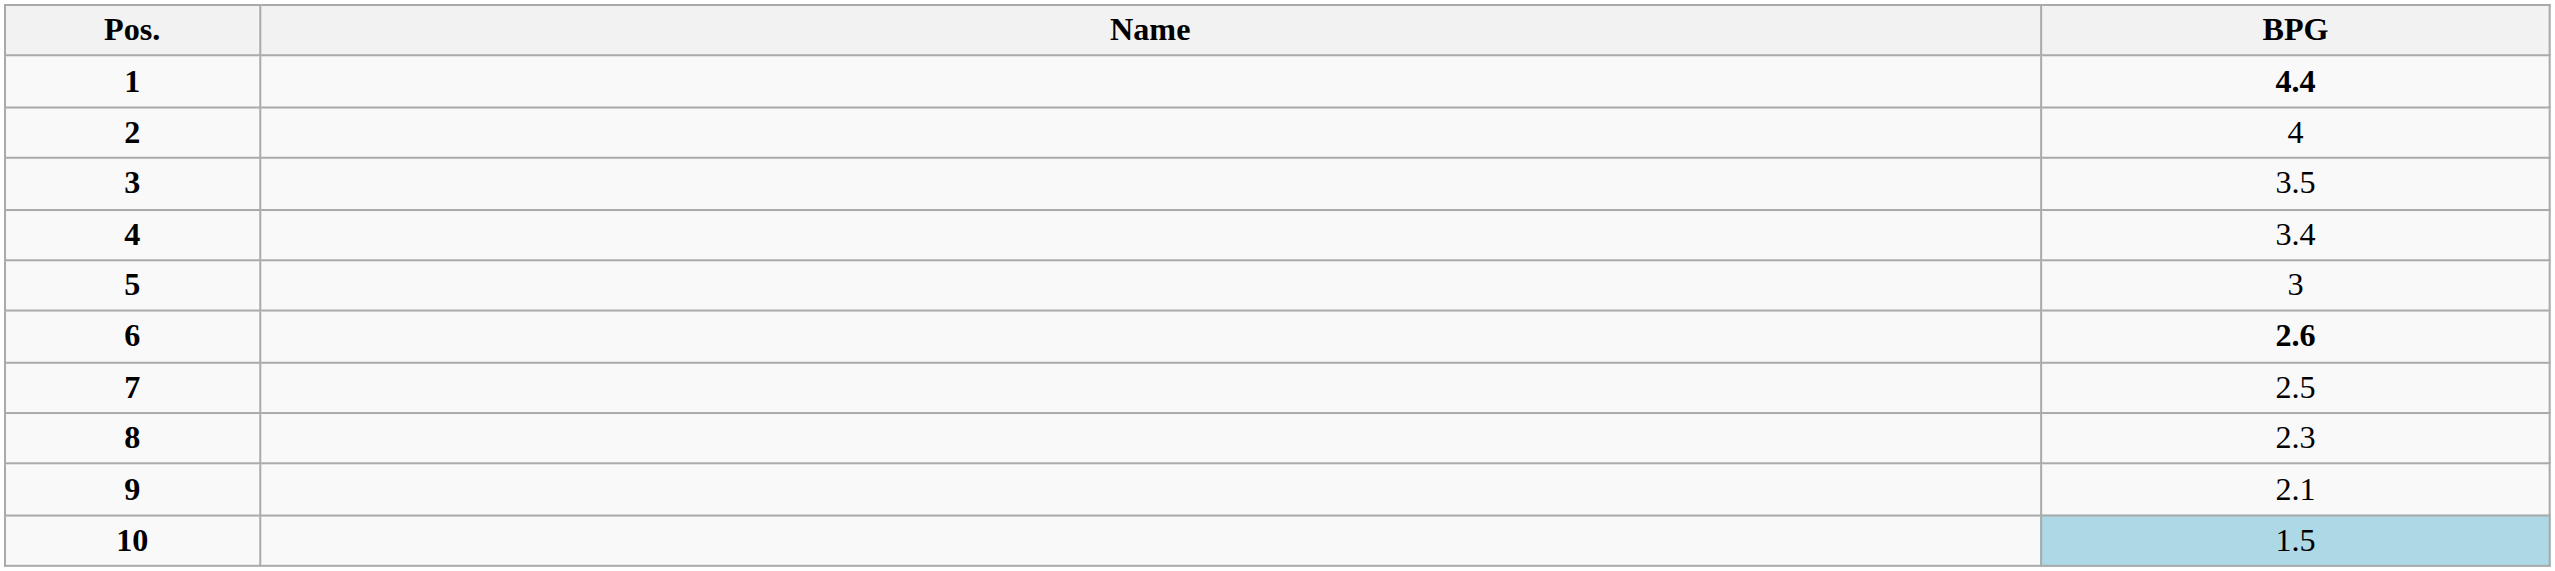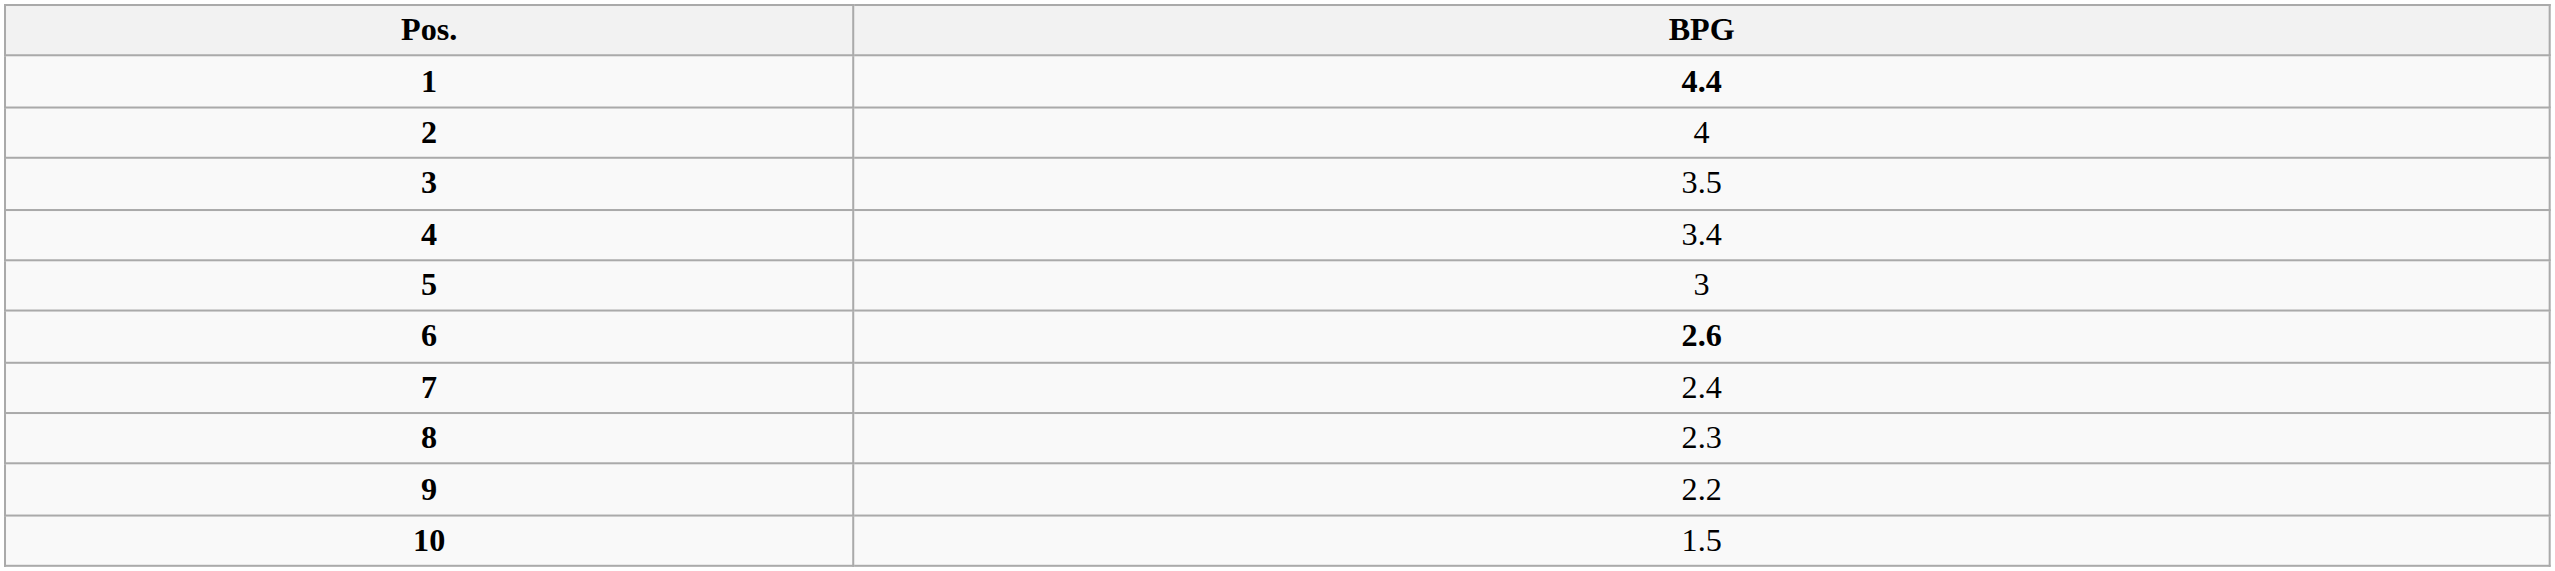- column: (1150, 30)
(2296, 387) 2.5 -> (1702, 387) 2.4
(2296, 489) 2.1 -> (1702, 489) 2.2
(2296, 540) lightblue background -> (1702, 540) no background
